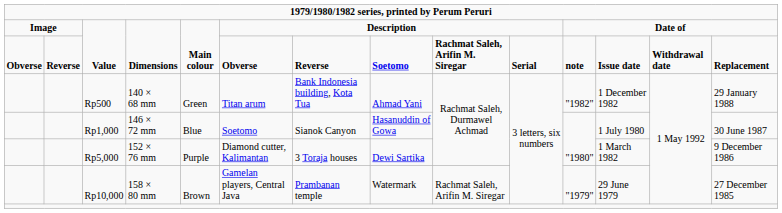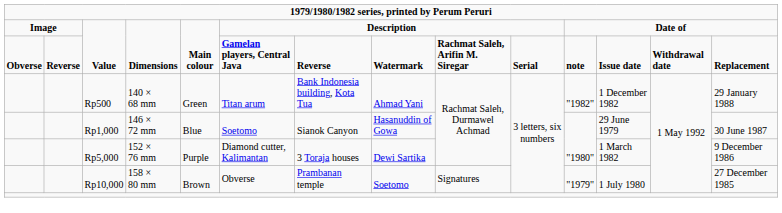(240, 66) Obverse -> (256, 54) Gamelan players, Central Java
(391, 66) Soetomo -> (398, 66) Watermark
(621, 131) 1 July 1980 -> (614, 125) 29 June 1979
(253, 184) Gamelan players, Central Java -> (238, 179) Obverse
(394, 184) Watermark -> (391, 184) Soetomo
(470, 190) Rachmat Saleh, Arifin M. Siregar -> (458, 179) Signatures
(613, 190) 29 June 1979 -> (622, 184) 1 July 1980
